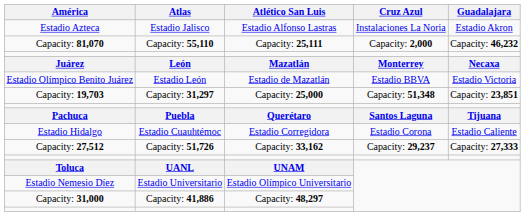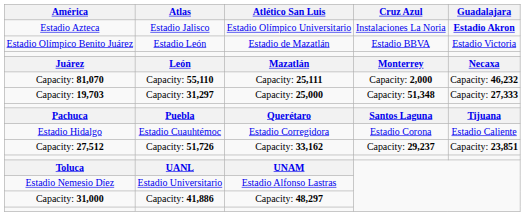(289, 28) Estadio Alfonso Lastras -> (289, 28) Estadio Olímpico Universitario
(484, 28) normal -> (484, 28) bold
rows swapped: (70, 43) <-> (70, 79)
(484, 95) Capacity: 23,851 -> (484, 95) Capacity: 27,333
(484, 147) Capacity: 27,333 -> (484, 147) Capacity: 23,851
(289, 183) Estadio Olímpico Universitario -> (289, 183) Estadio Alfonso Lastras
